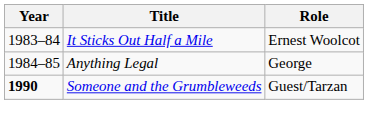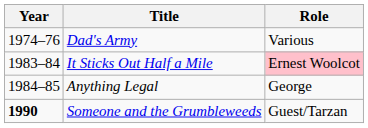+ row: (102, 39)
(314, 39) no background -> (314, 63) pink background
